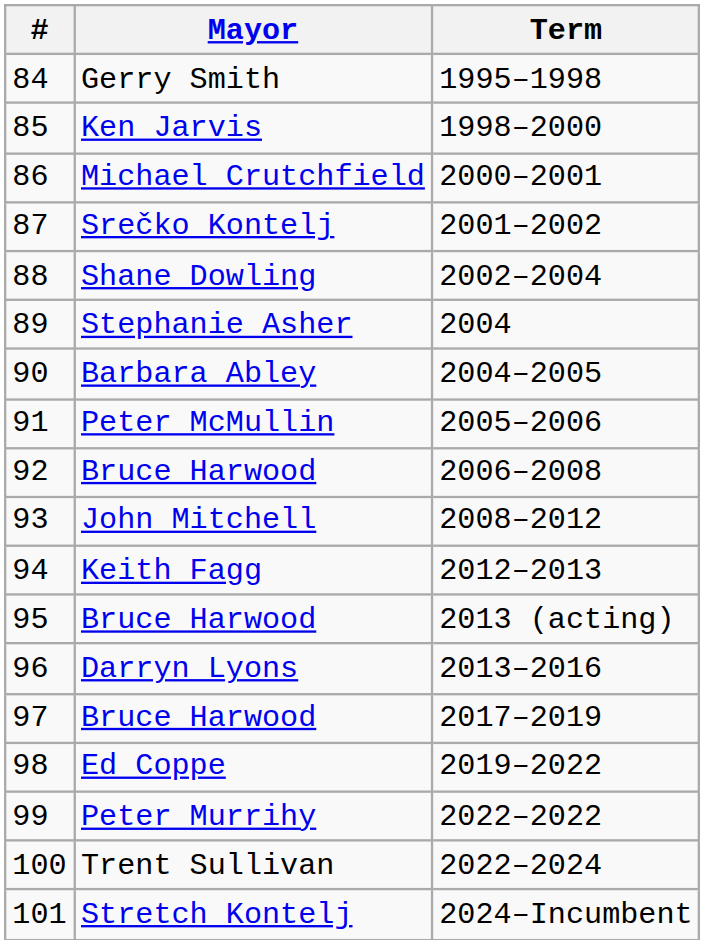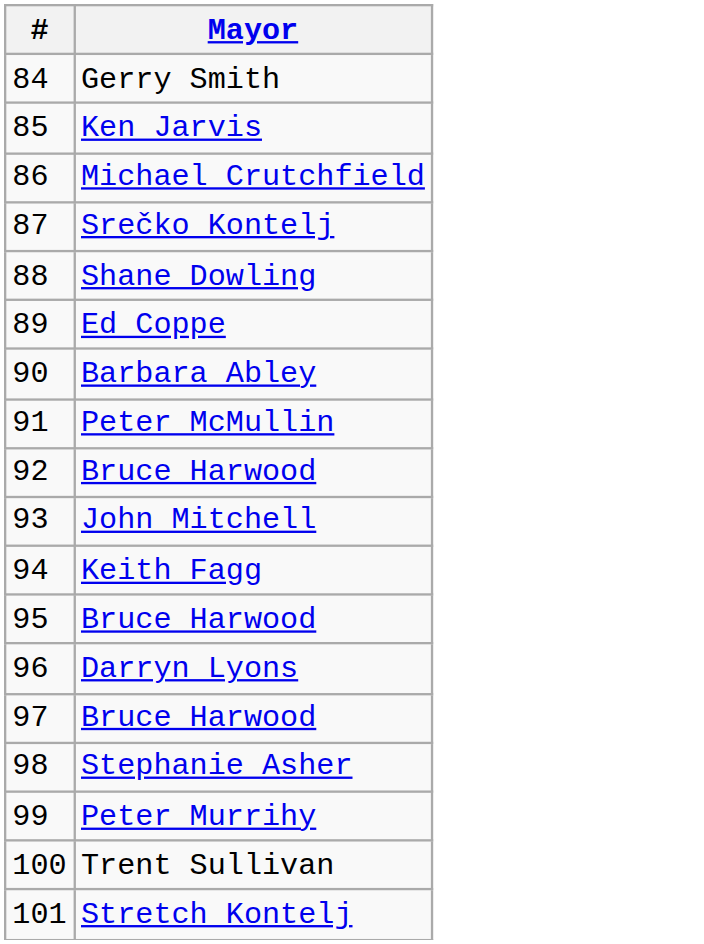- column: (566, 30)
(217, 325) Stephanie Asher -> (153, 325) Ed Coppe
(153, 767) Ed Coppe -> (217, 767) Stephanie Asher
